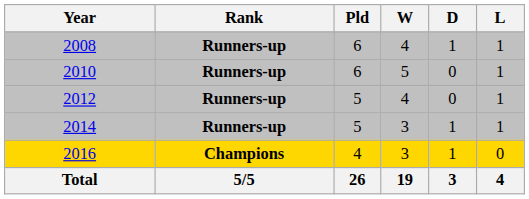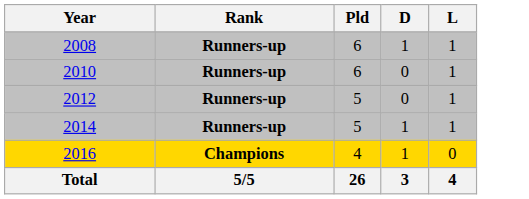- column: (405, 18)
